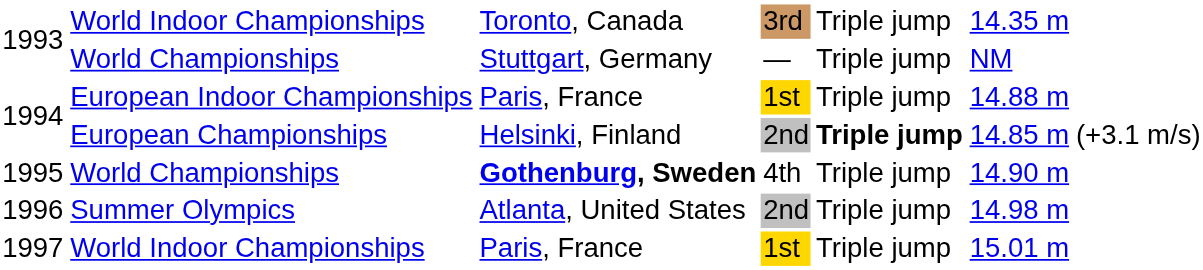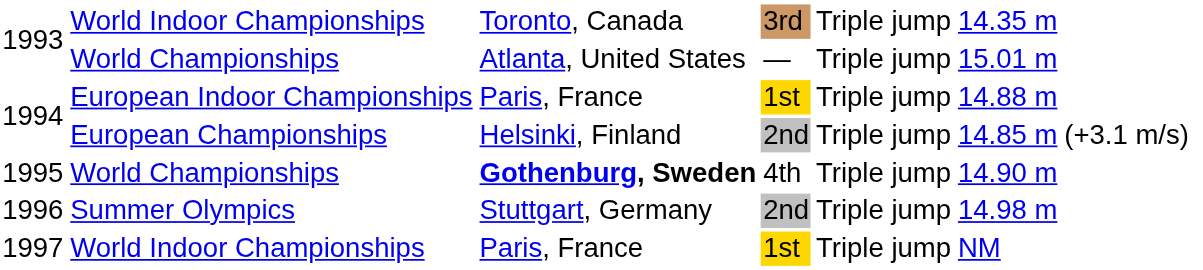(596, 59) Stuttgart, Germany -> (613, 59) Atlanta, United States
(991, 59) NM -> (1008, 59) 15.01 m
(889, 134) bold -> (884, 134) normal
(613, 210) Atlanta, United States -> (596, 210) Stuttgart, Germany
(1019, 248) 15.01 m -> (979, 248) NM
